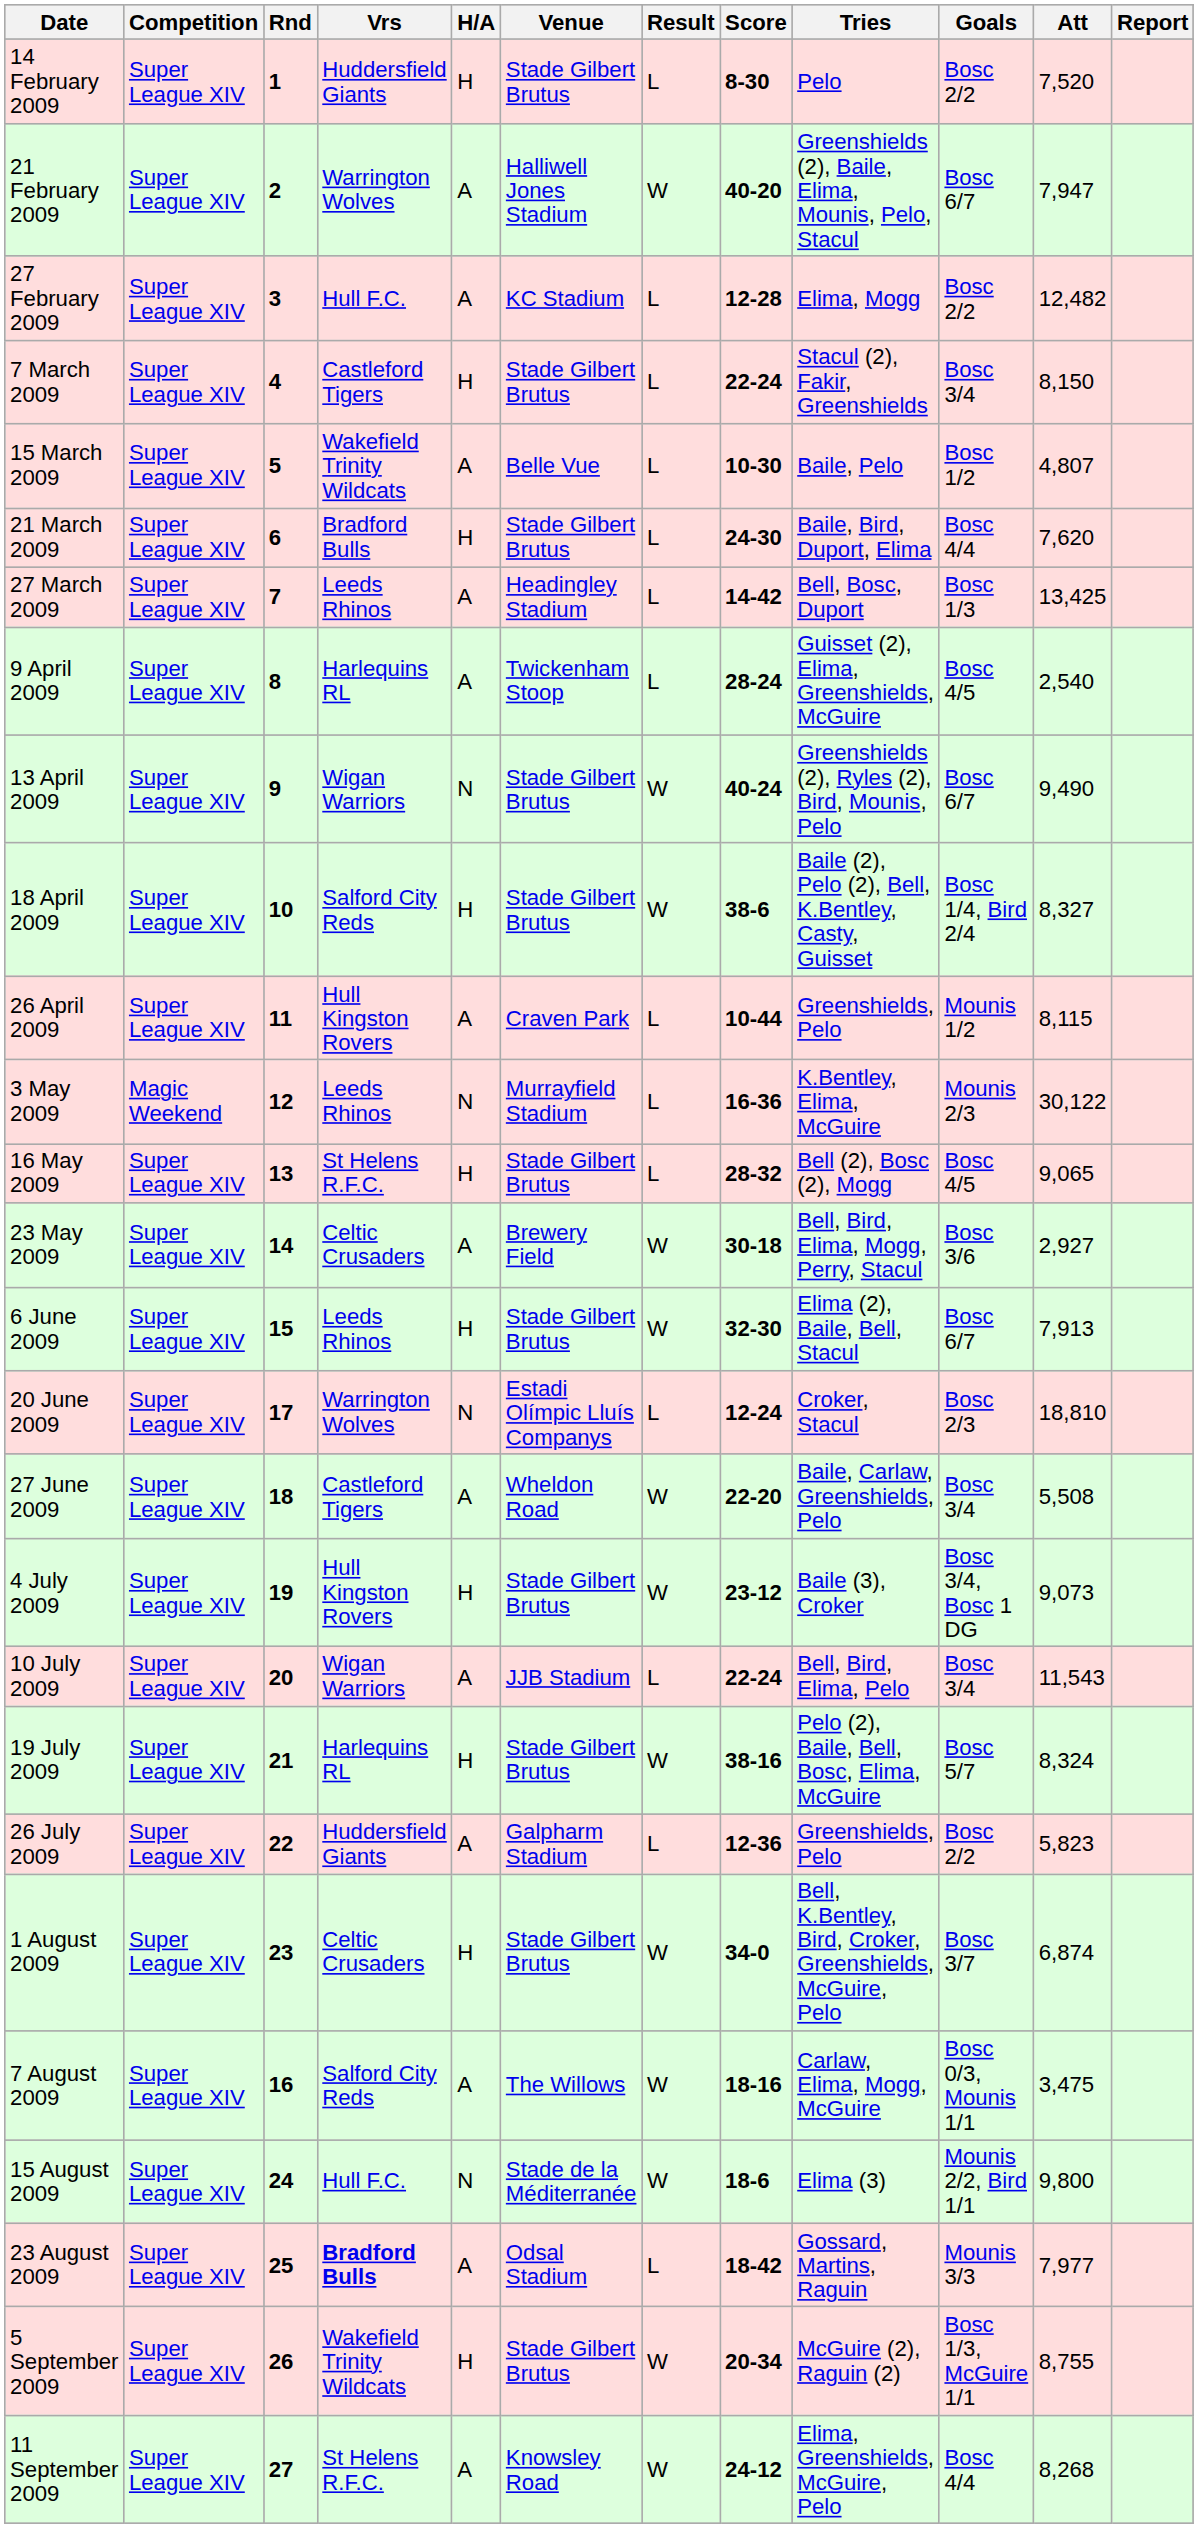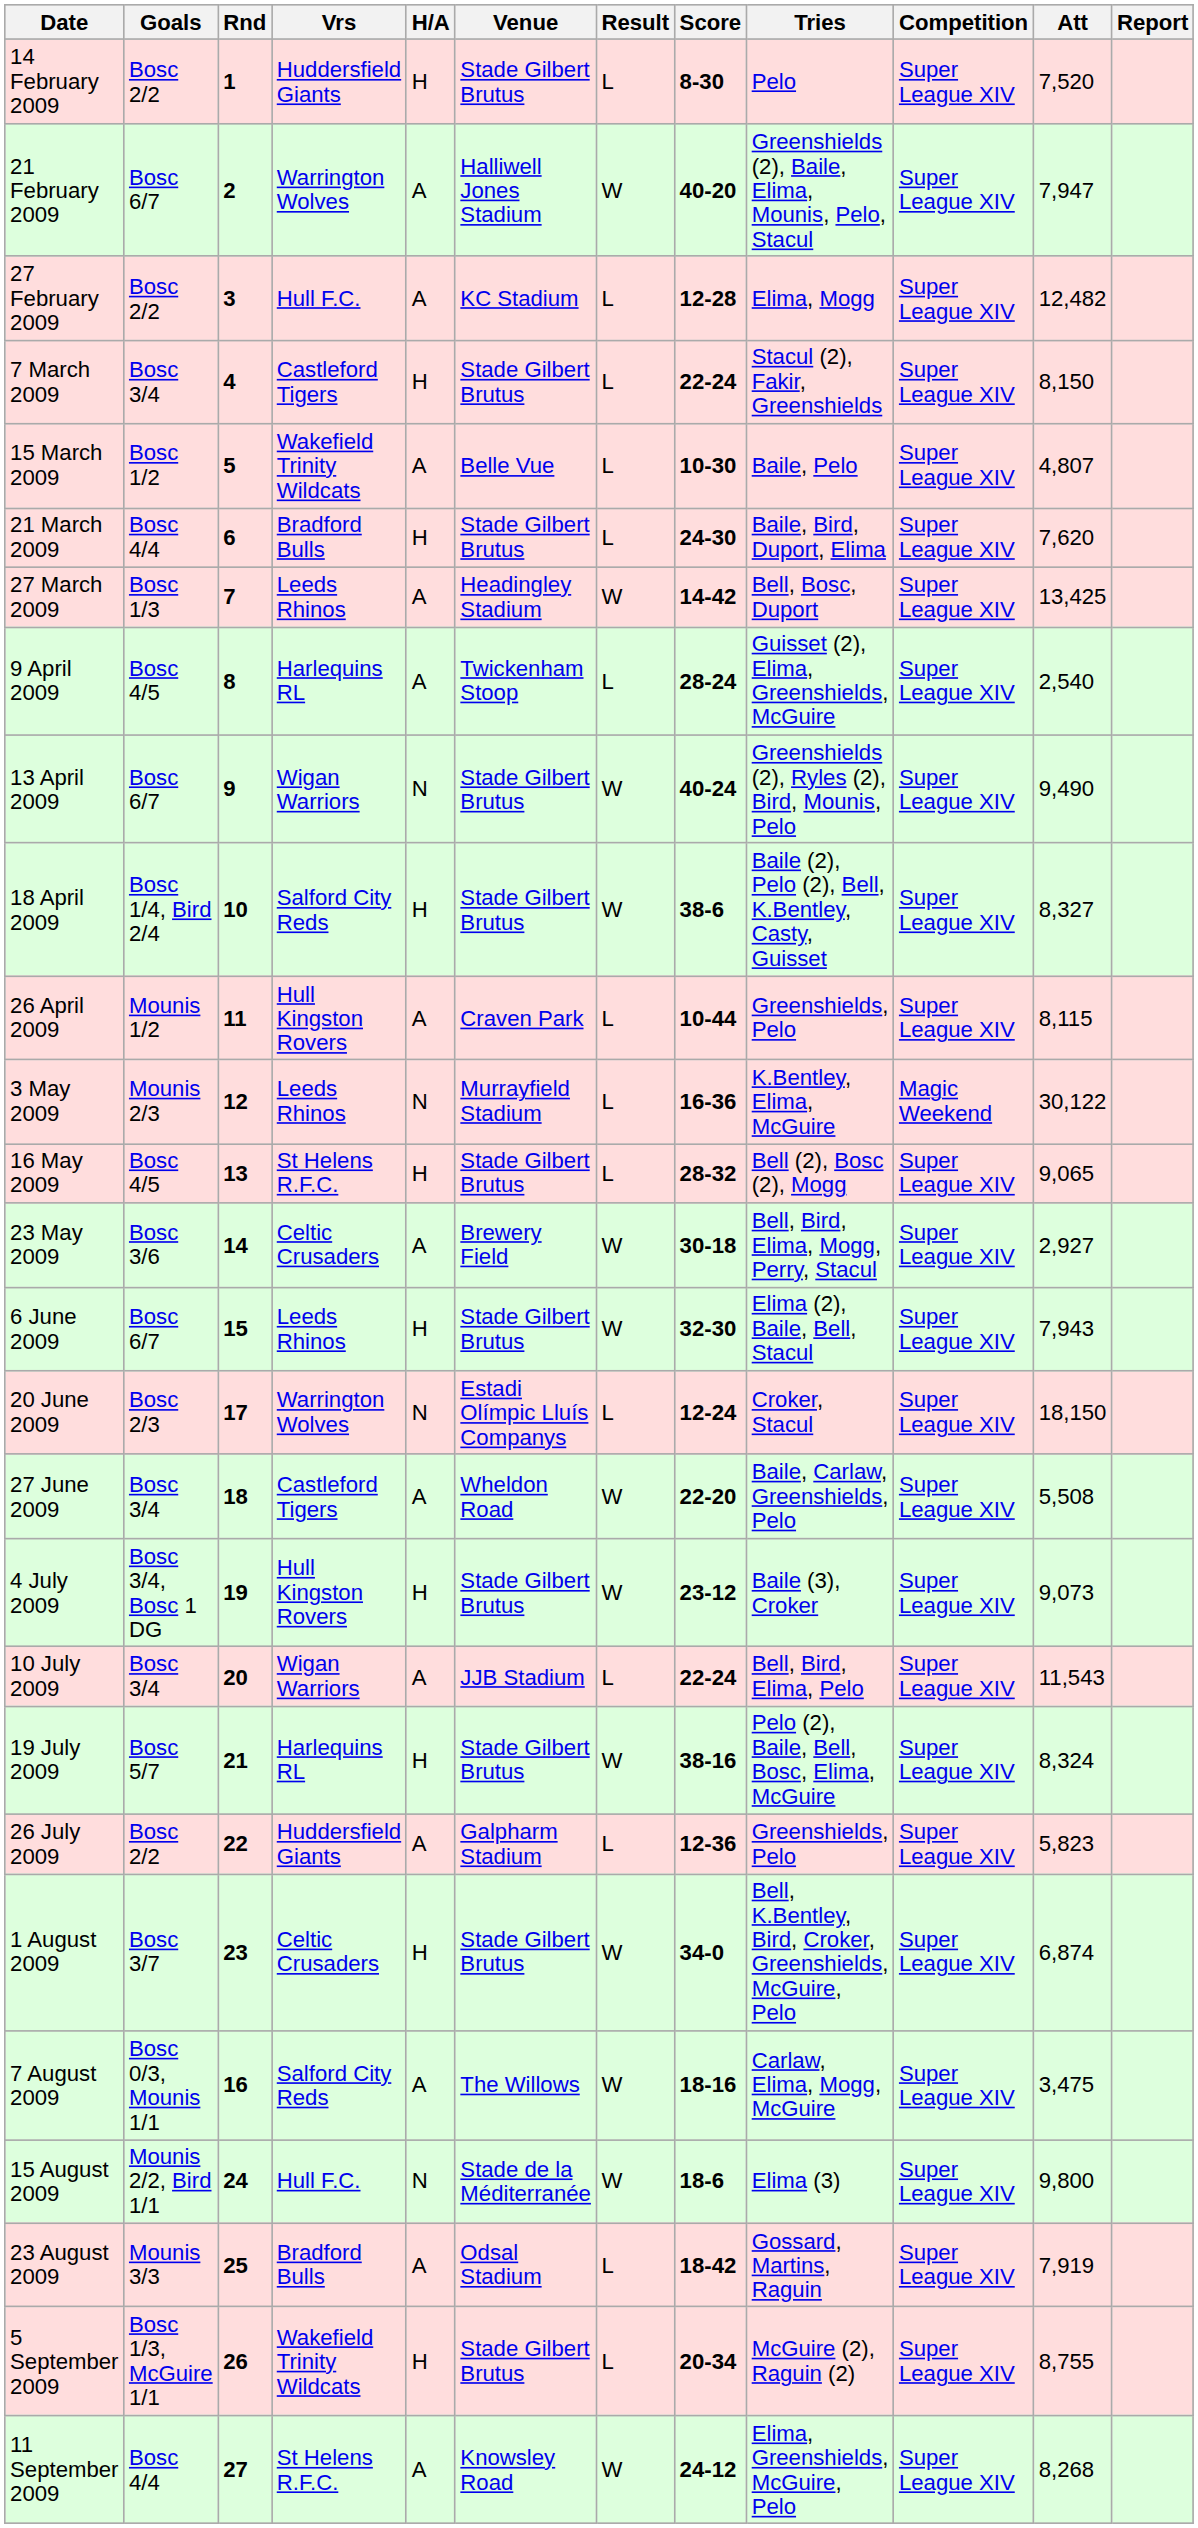columns swapped: (194, 22) <-> (986, 22)
(653, 597) L -> (612, 597) W
(1066, 1328) 7,913 -> (1066, 1328) 7,943
(1073, 1412) 18,810 -> (1073, 1412) 18,150
(369, 2265) bold -> (319, 2265) normal
(1066, 2265) 7,977 -> (1066, 2265) 7,919
(657, 2361) W -> (608, 2361) L
